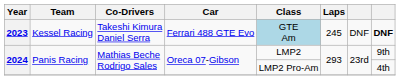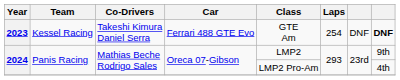(289, 33) lightblue background -> (289, 33) no background
(334, 33) 245 -> (334, 33) 254
